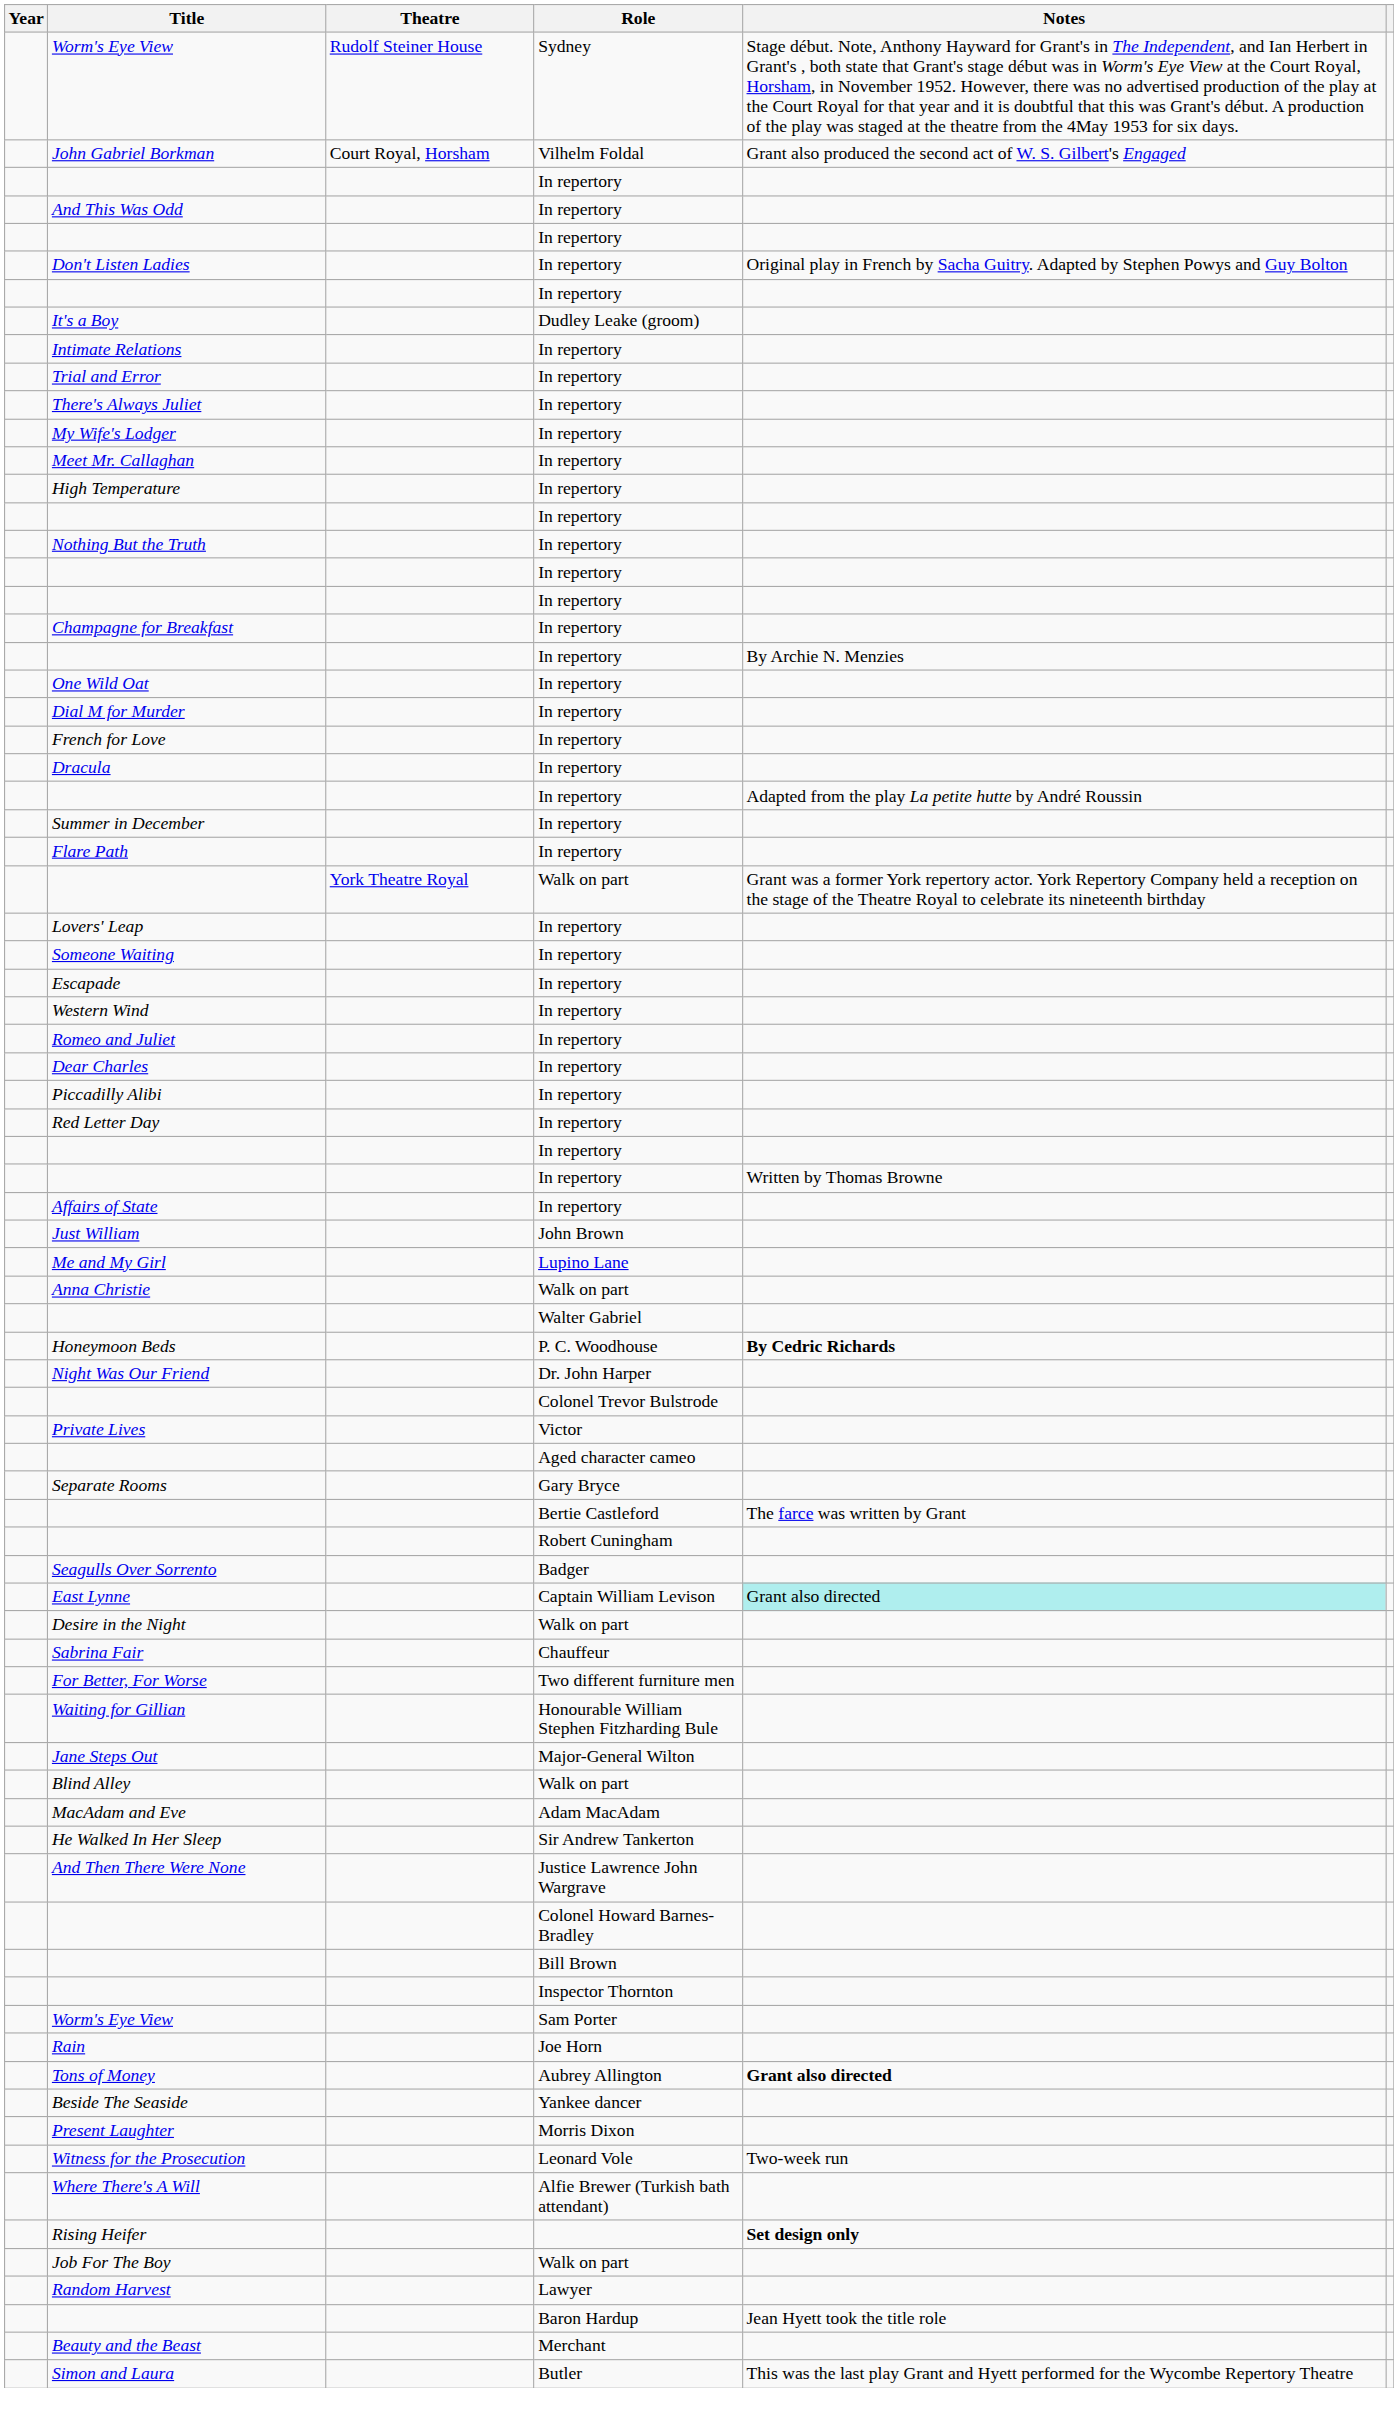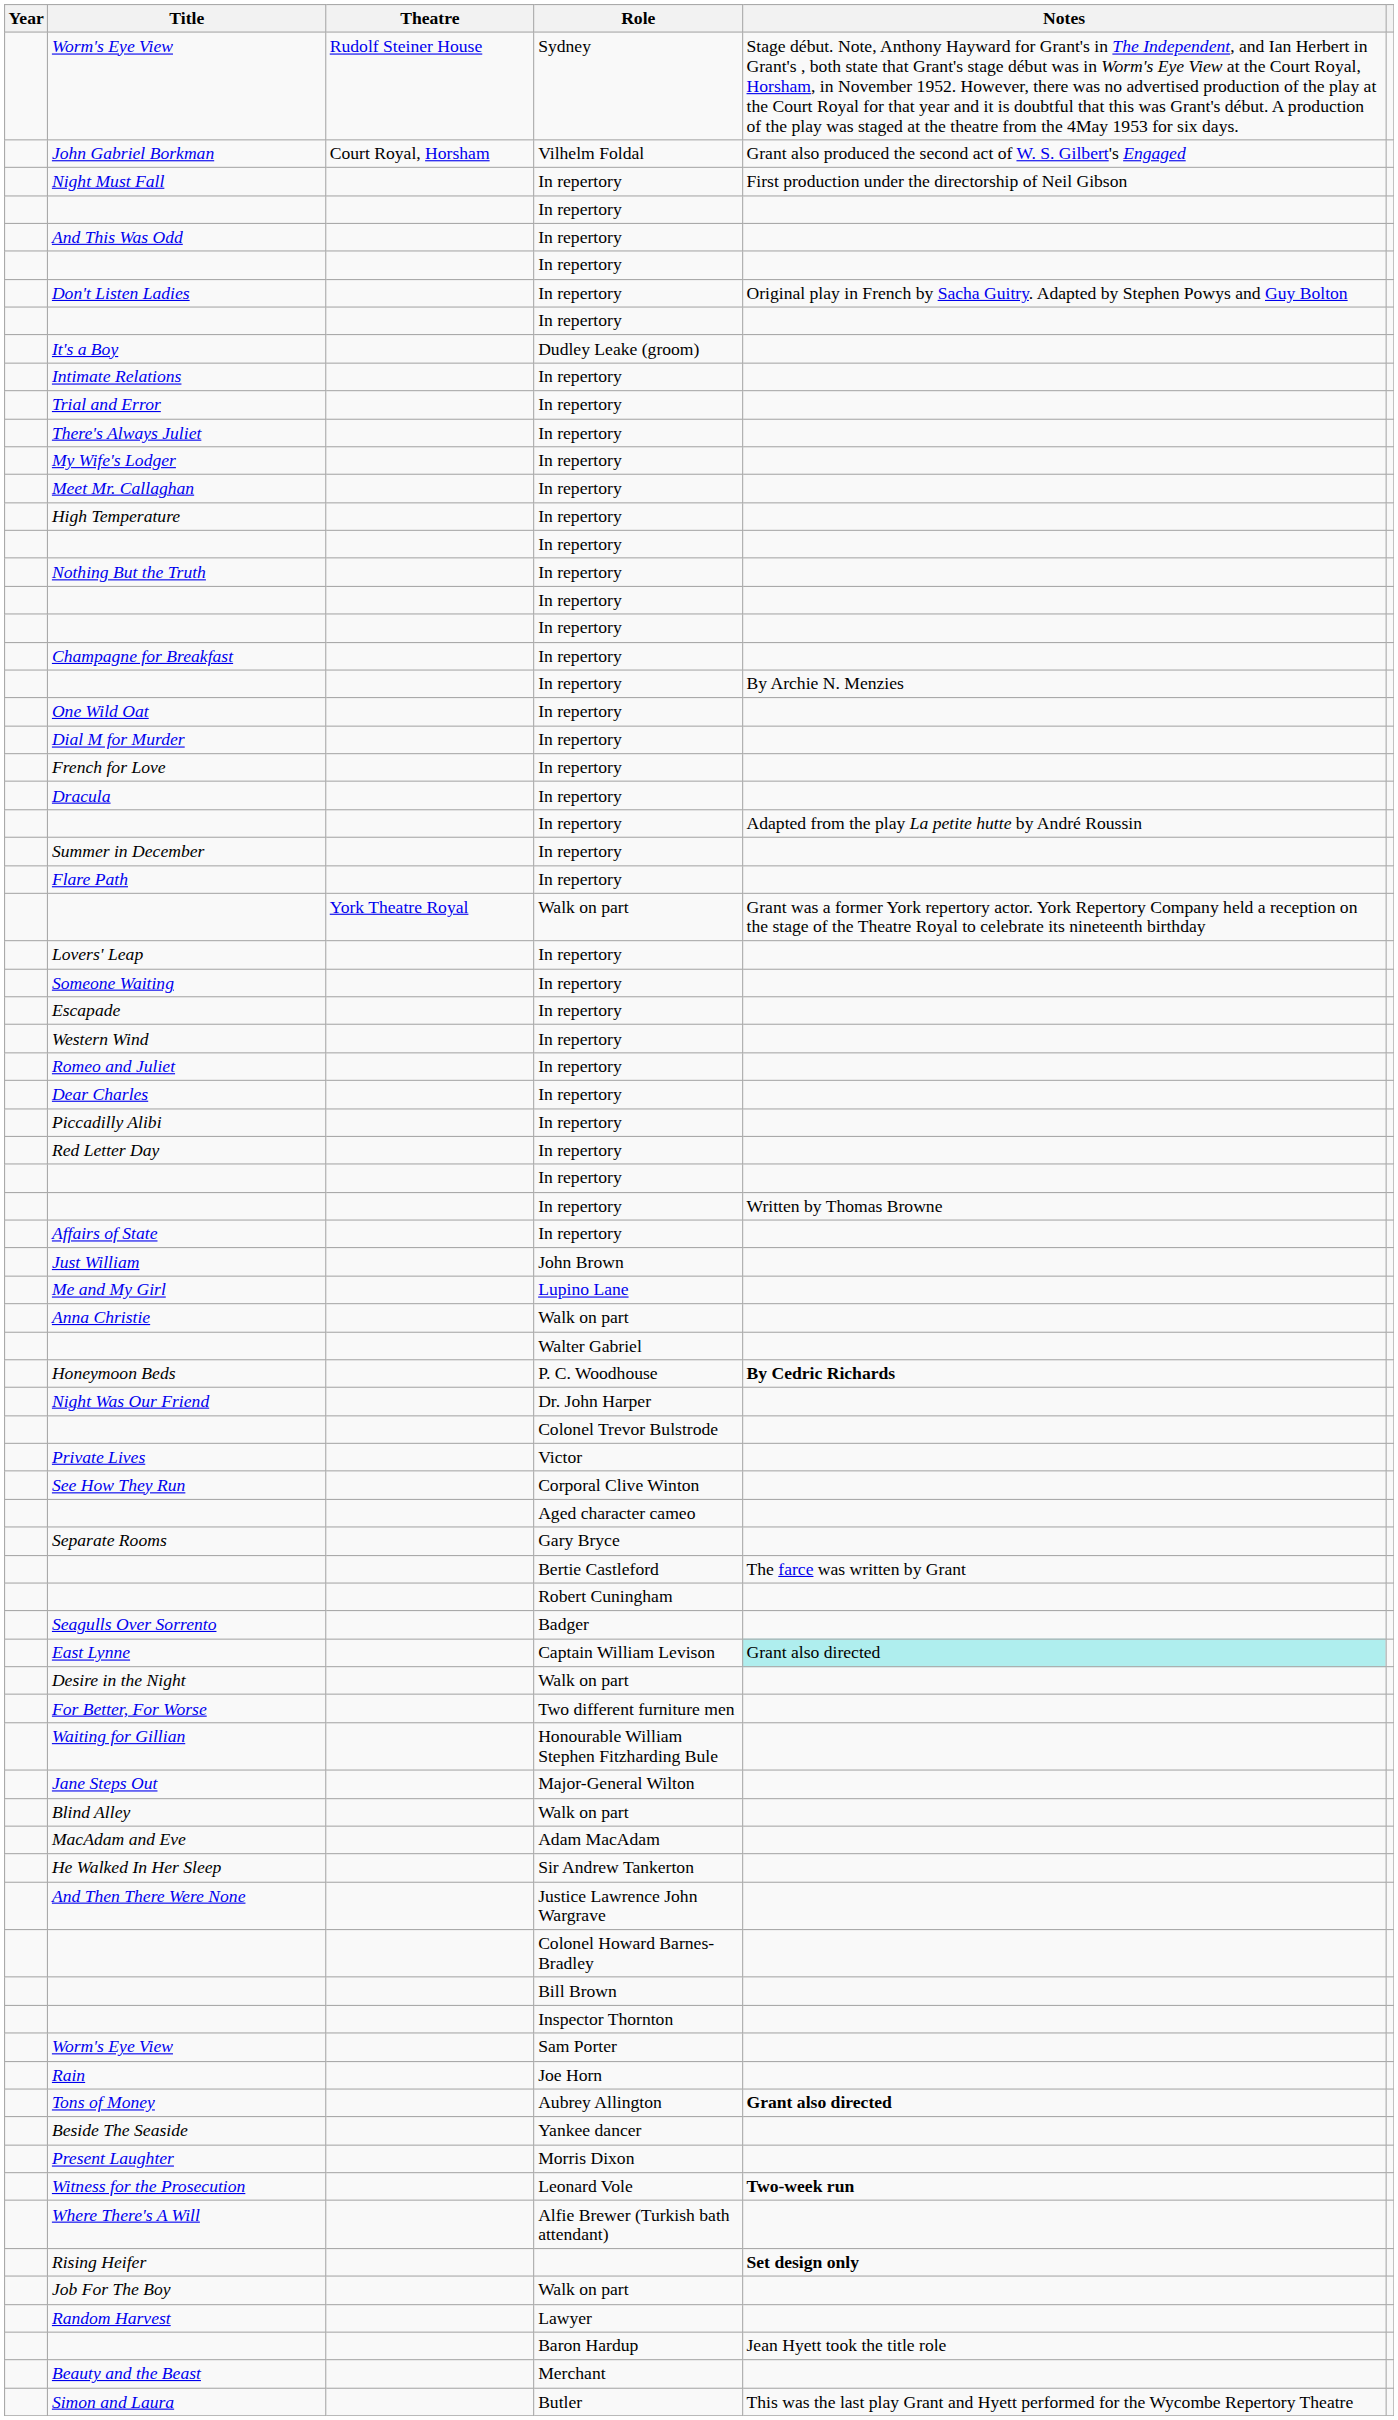+ row: (108, 181)
+ row: (119, 1485)
- row: (98, 1652)
(797, 2158) normal -> (800, 2186) bold
